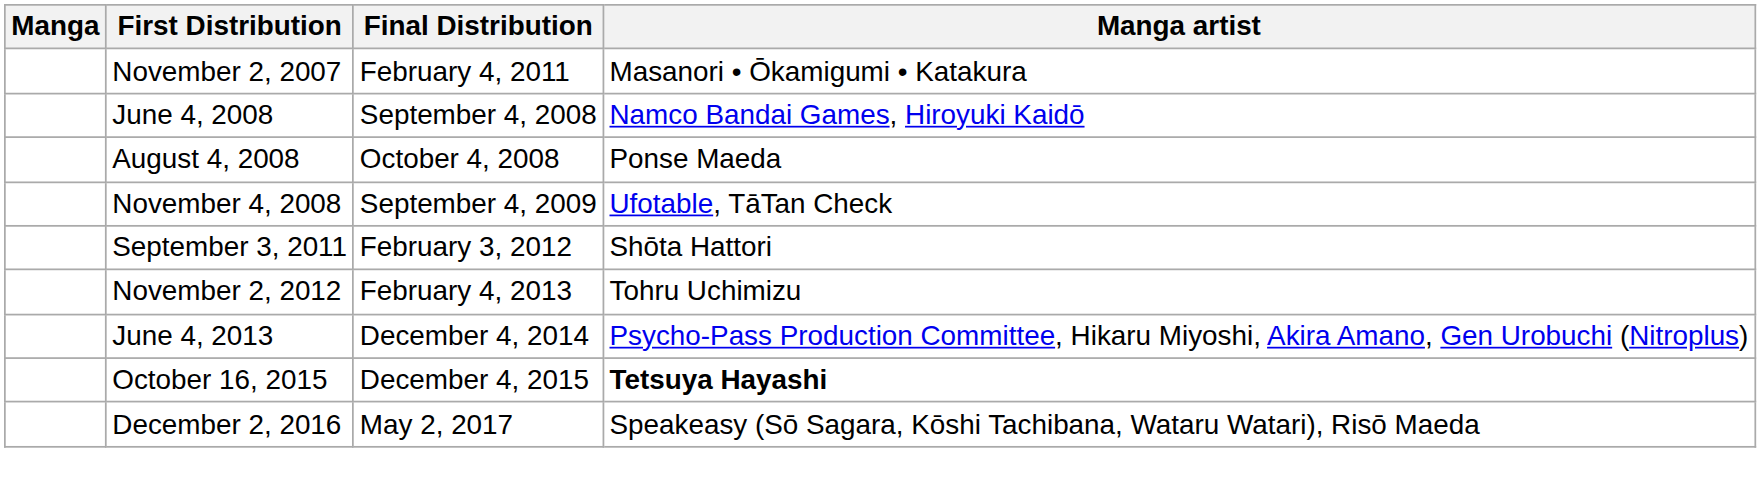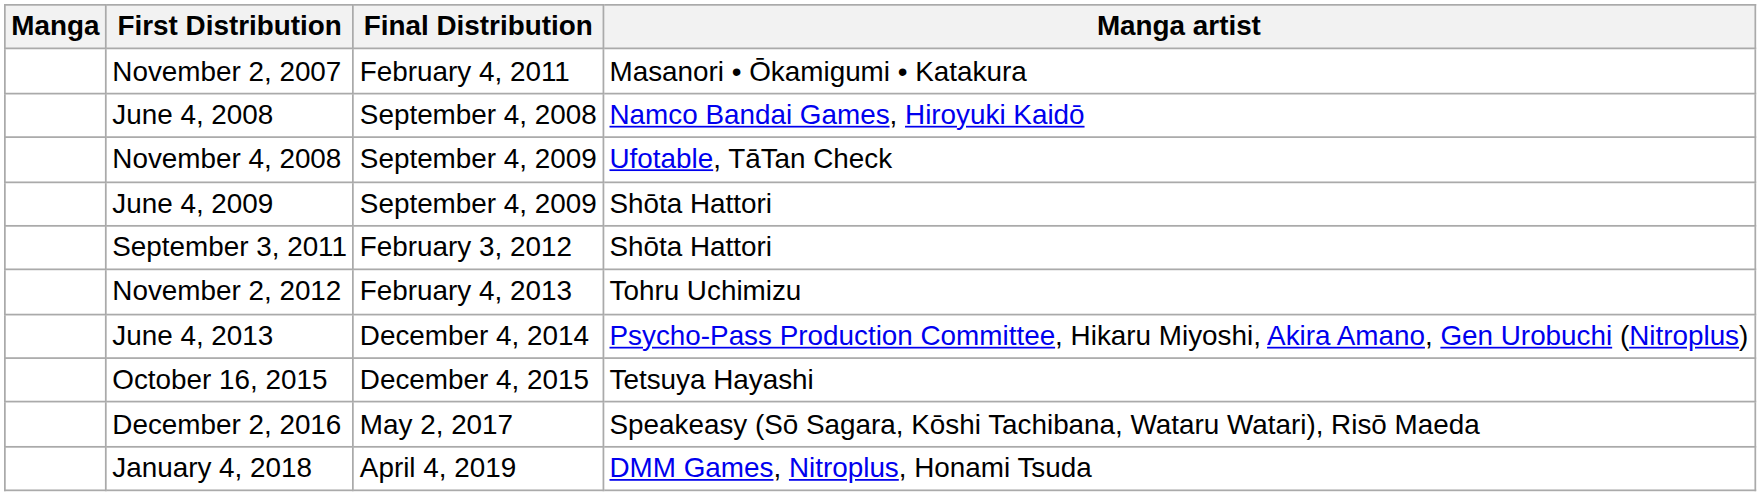- row: (206, 159)
+ row: (193, 203)
(718, 379) bold -> (712, 379) normal
+ row: (212, 468)
